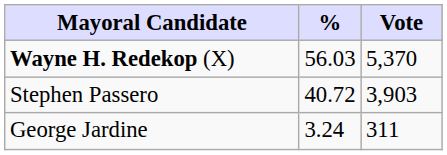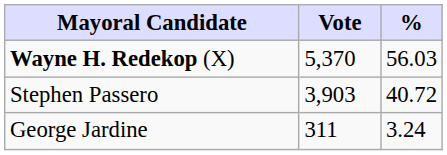columns swapped: (402, 22) <-> (330, 22)
